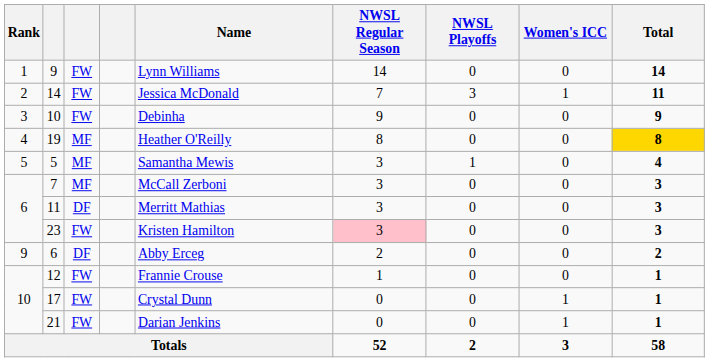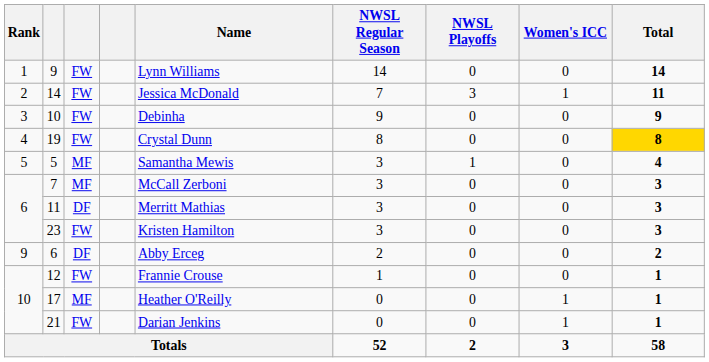(82, 140) MF -> (82, 140) FW
(185, 140) Heather O'Reilly -> (175, 140) Crystal Dunn
(380, 231) pink background -> (380, 231) no background
(82, 299) FW -> (82, 299) MF
(175, 299) Crystal Dunn -> (185, 299) Heather O'Reilly
